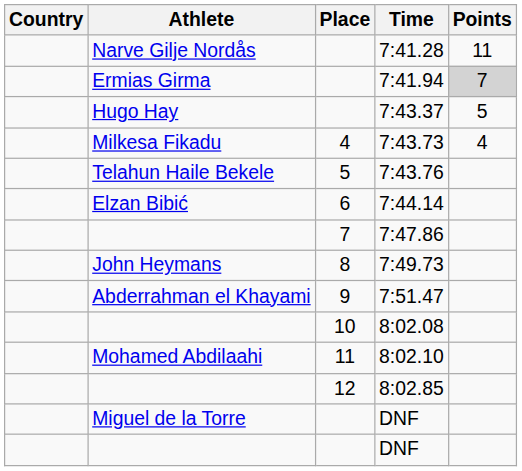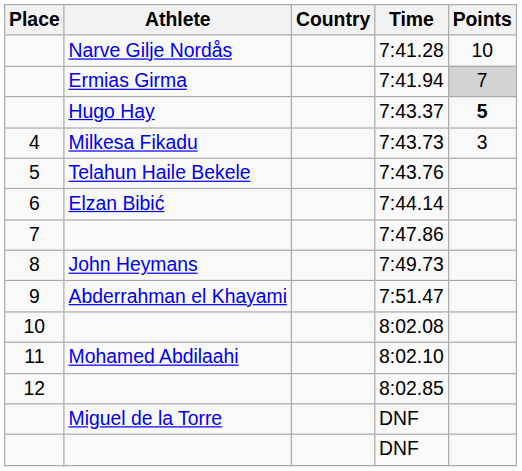columns swapped: (345, 19) <-> (46, 19)
(482, 50) 11 -> (482, 50) 10
(482, 111) normal -> (482, 111) bold
(482, 142) 4 -> (482, 142) 3
